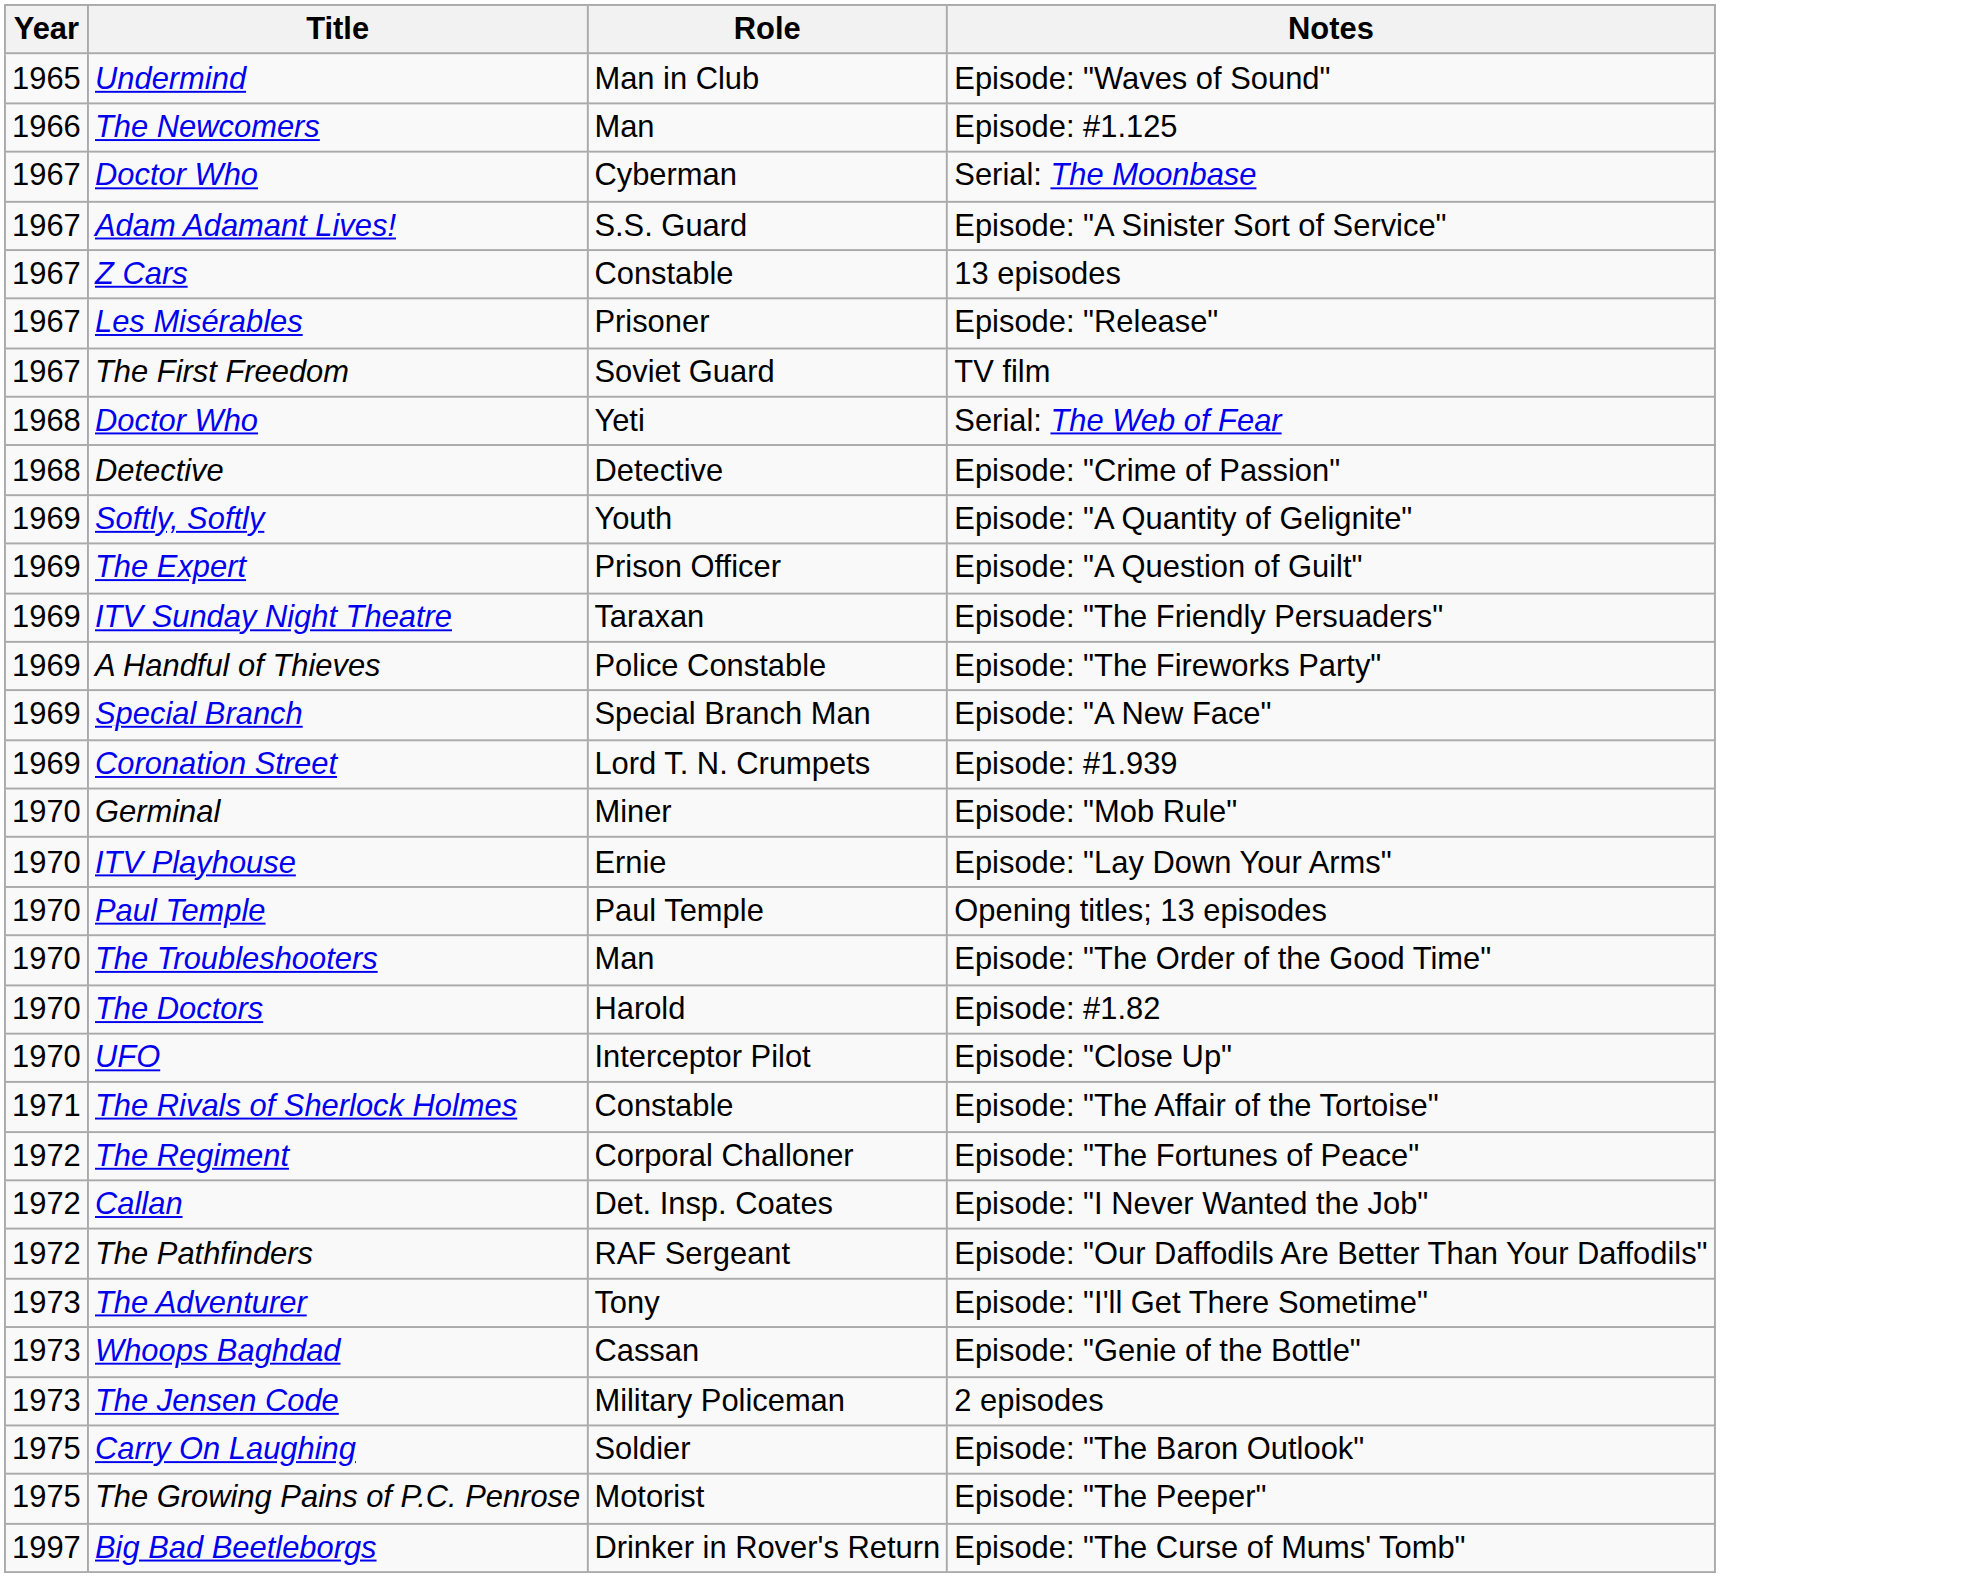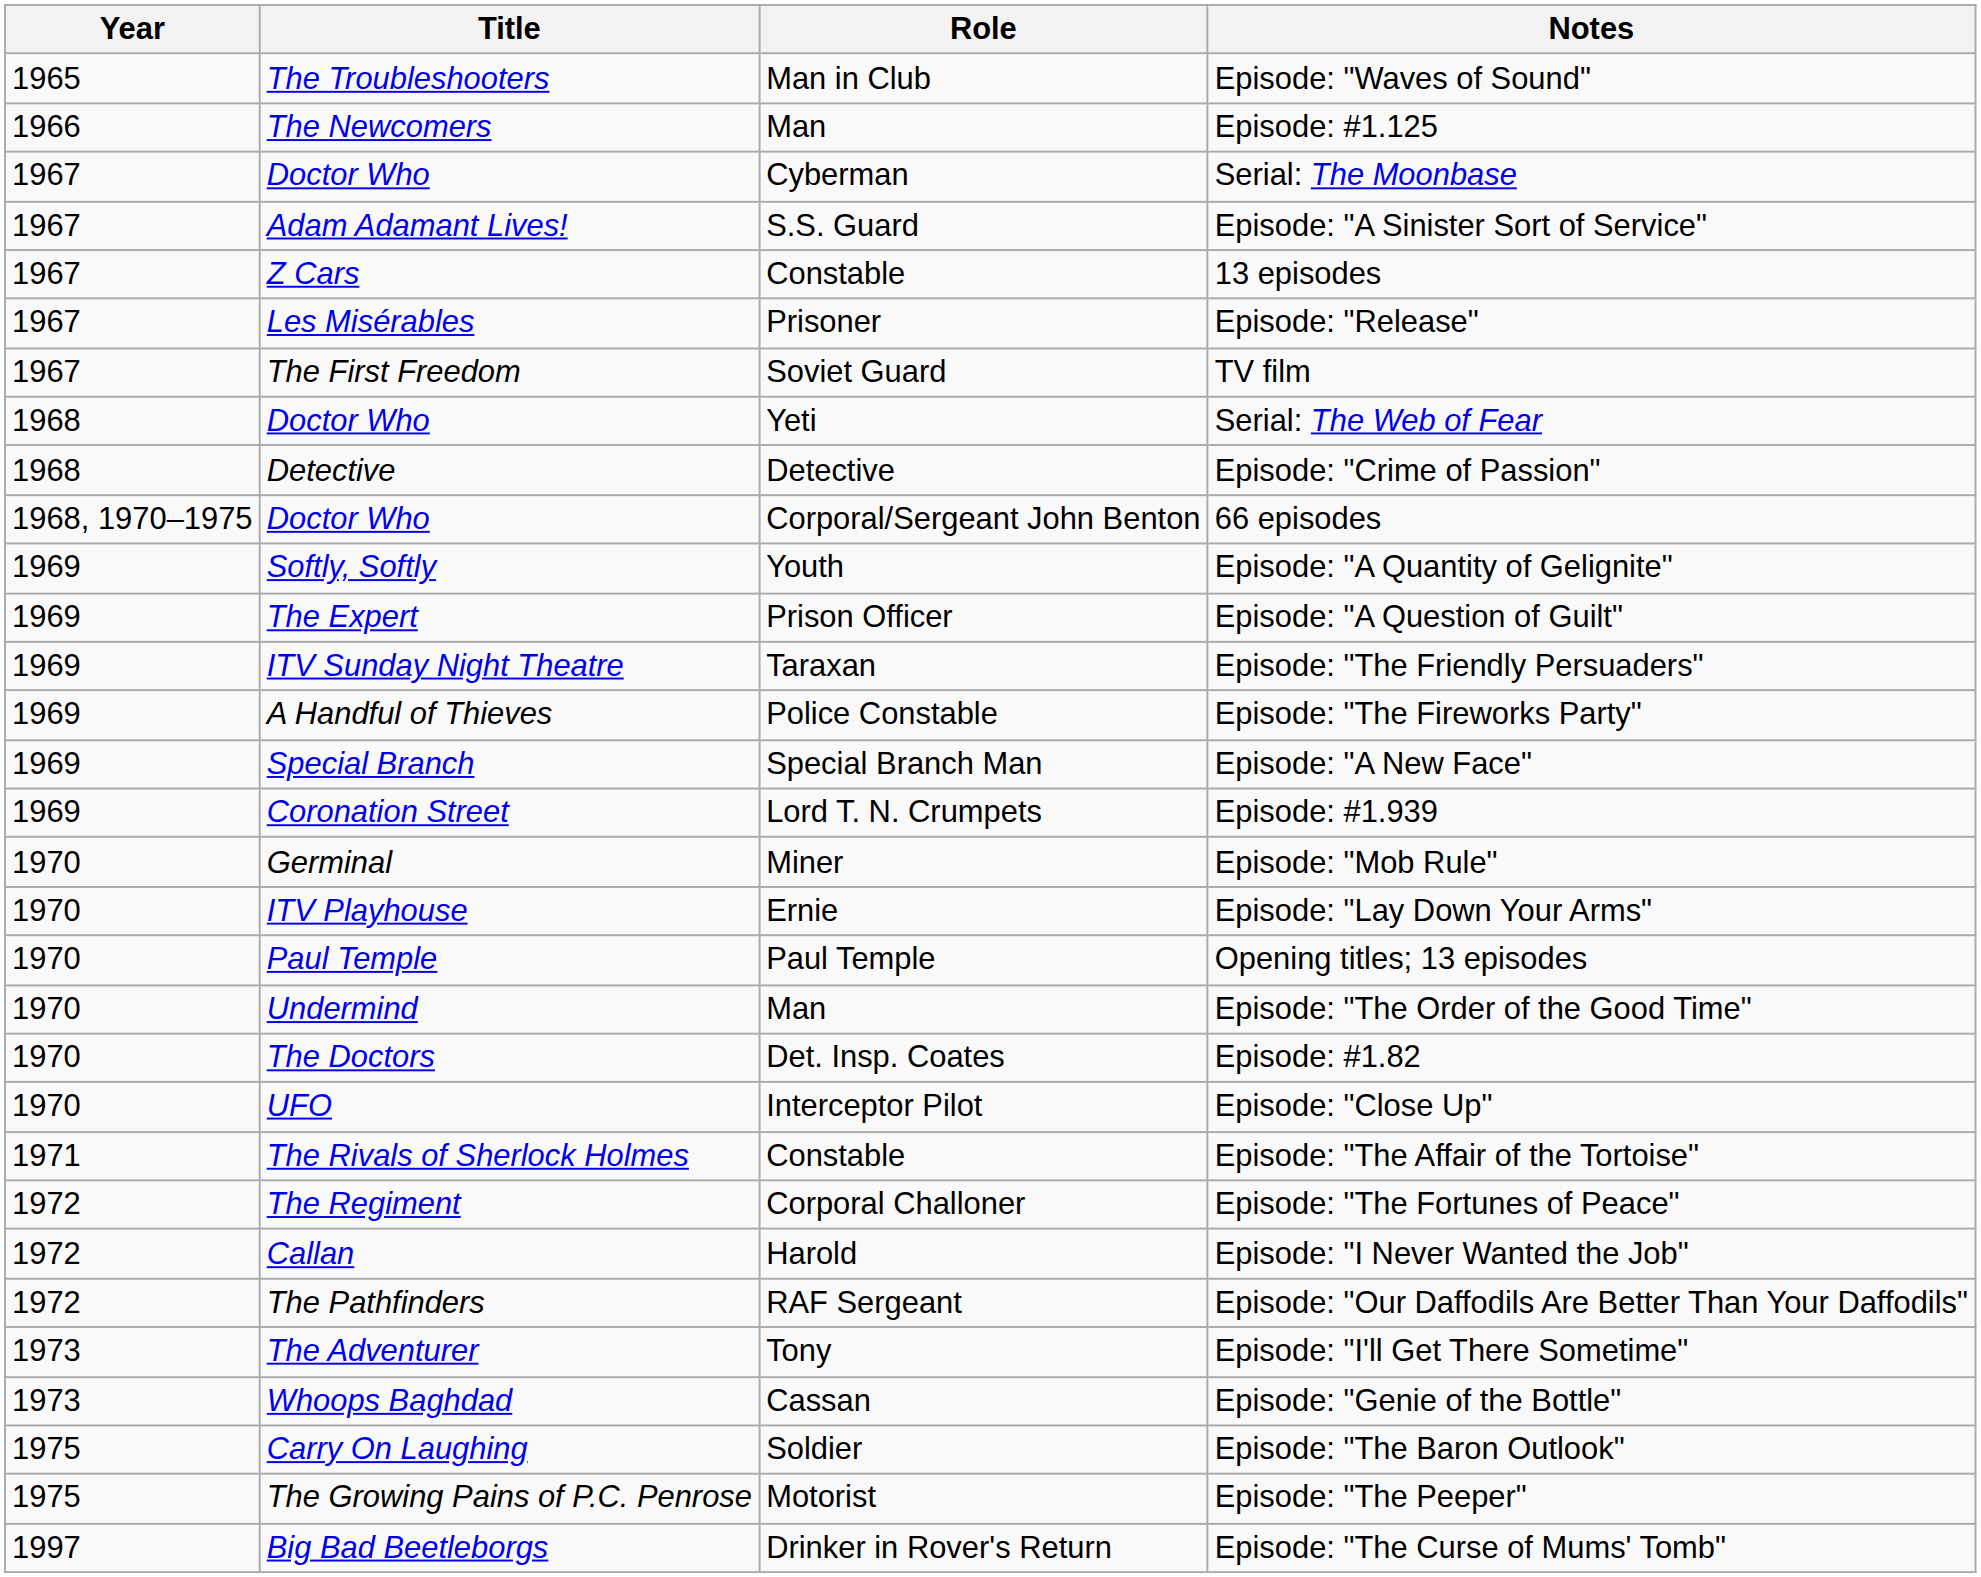(171, 77) Undermind -> (408, 77) The Troubleshooters
+ row: (1298, 518)
(236, 959) The Troubleshooters -> (342, 1008) Undermind
(640, 1008) Harold -> (885, 1057) Det. Insp. Coates
(714, 1204) Det. Insp. Coates -> (812, 1253) Harold
- row: (1029, 1400)
